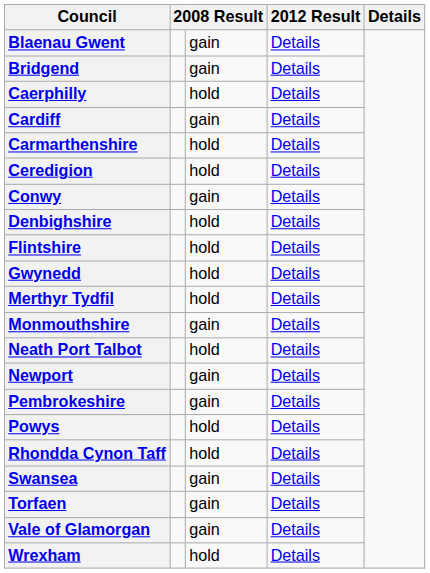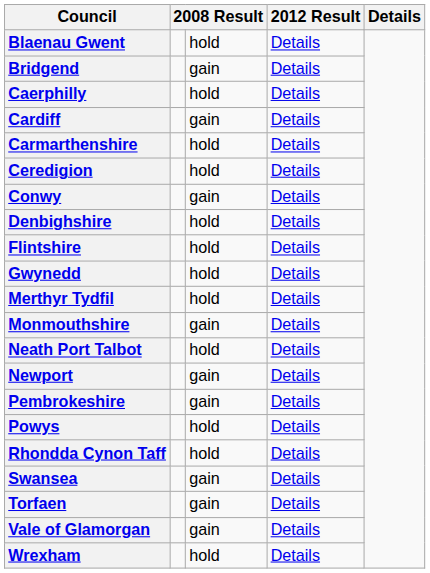(205, 42) gain -> (205, 42) hold
